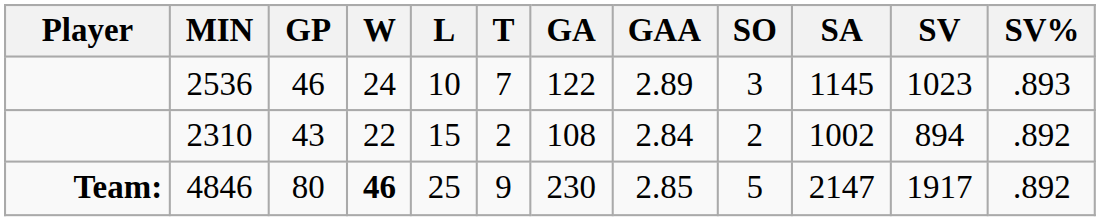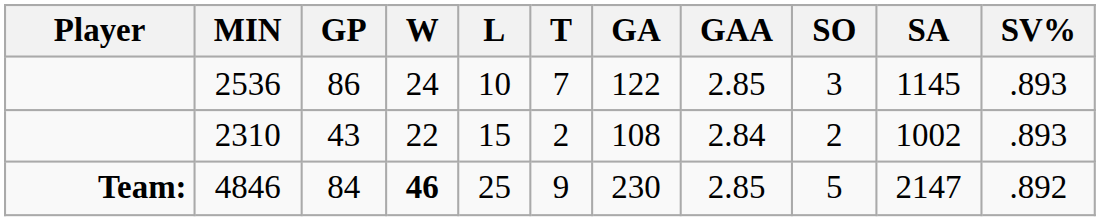- column: (939, 30)
(308, 82) 46 -> (344, 82) 86
(664, 82) 2.89 -> (737, 82) 2.85
(1042, 135) .892 -> (1038, 135) .893
(308, 187) 80 -> (344, 187) 84
